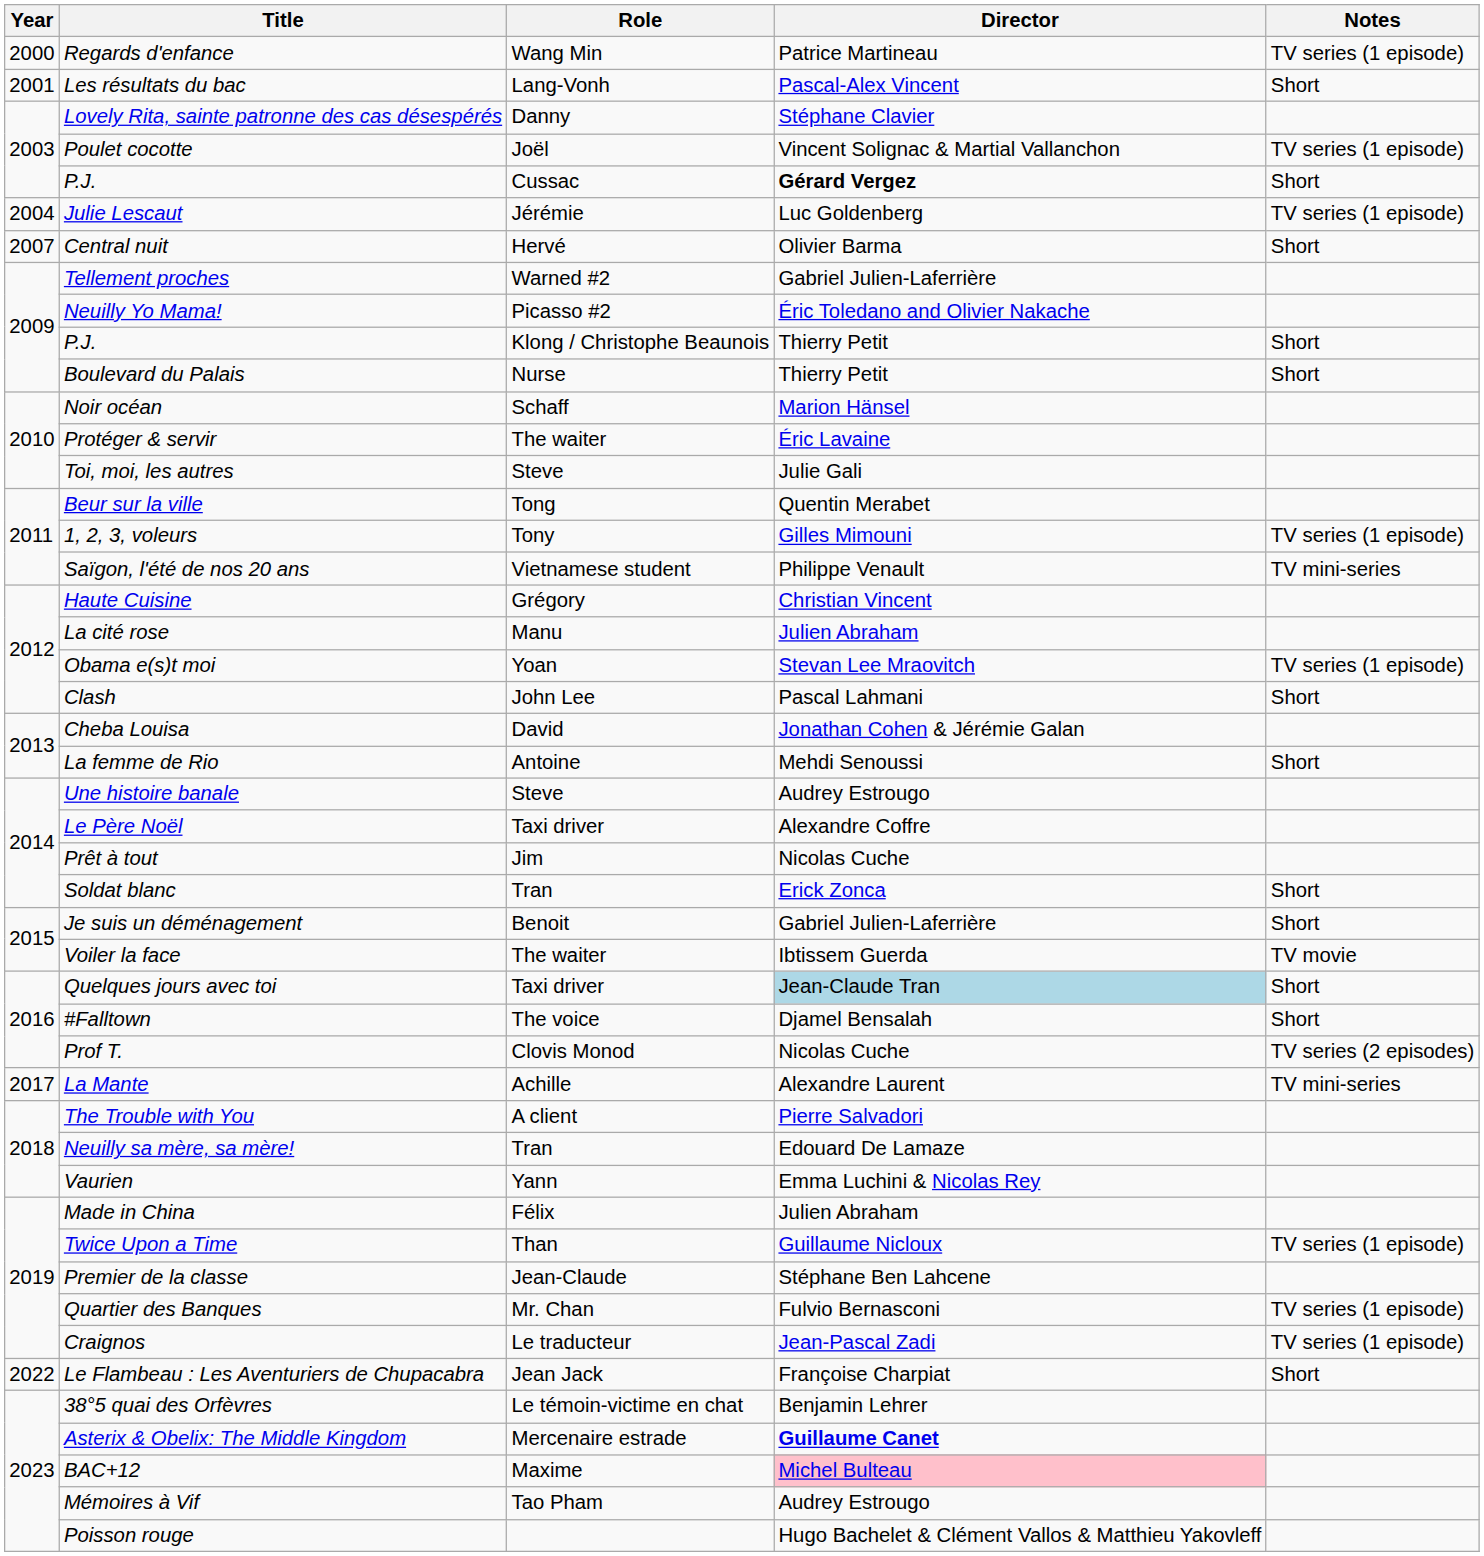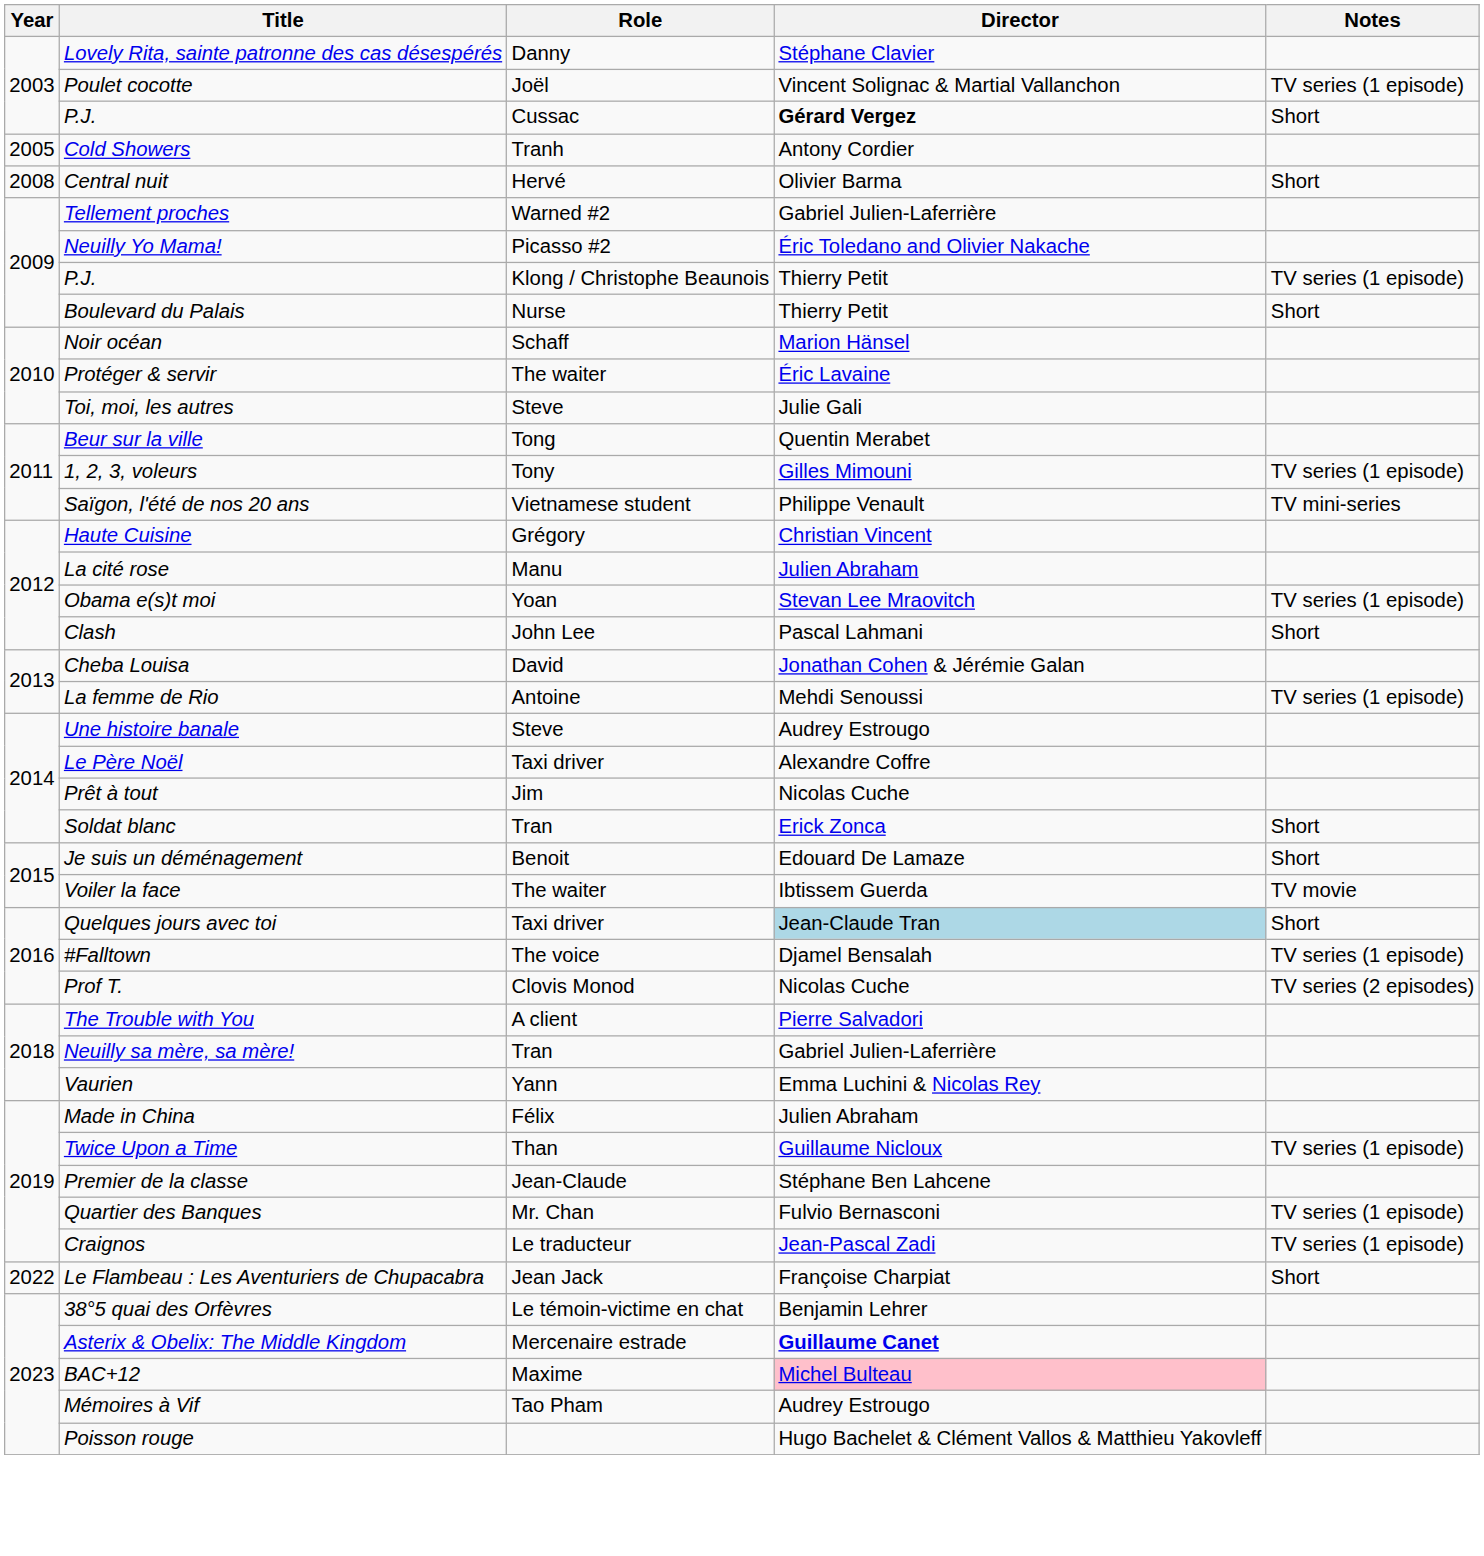- row: (149, 52)
- row: (155, 85)
- row: (123, 213)
+ row: (127, 149)
(32, 246) 2007 -> (32, 181) 2008
(1295, 342) Short -> (1367, 278) TV series (1 episode)
(1295, 761) Short -> (1367, 697) TV series (1 episode)
(887, 922) Gabriel Julien-Laferrière -> (872, 858) Edouard De Lamaze
(1295, 1019) Short -> (1367, 955) TV series (1 episode)
- row: (106, 1084)
(872, 1148) Edouard De Lamaze -> (887, 1051) Gabriel Julien-Laferrière
